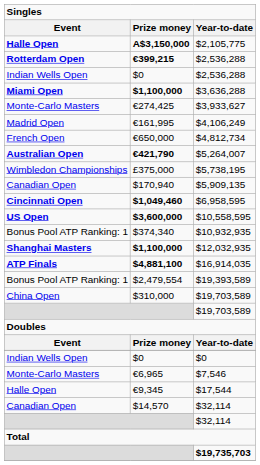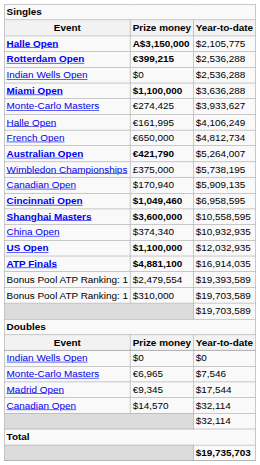(35, 122) Madrid Open -> (31, 122) Halle Open
(28, 216) US Open -> (49, 216) Shanghai Masters
(67, 232) Bonus Pool ATP Ranking: 1 -> (33, 232) China Open
(49, 248) Shanghai Masters -> (28, 248) US Open
(33, 295) China Open -> (67, 295) Bonus Pool ATP Ranking: 1
(31, 389) Halle Open -> (35, 389) Madrid Open
